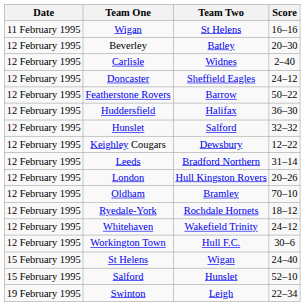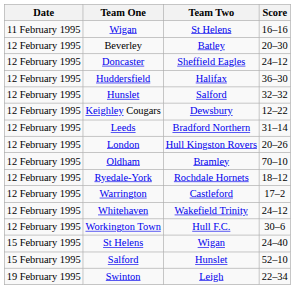- row: (128, 62)
- row: (128, 95)
+ row: (123, 194)
